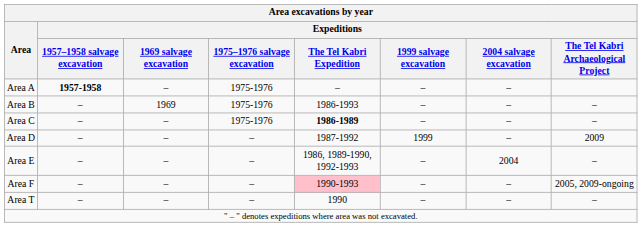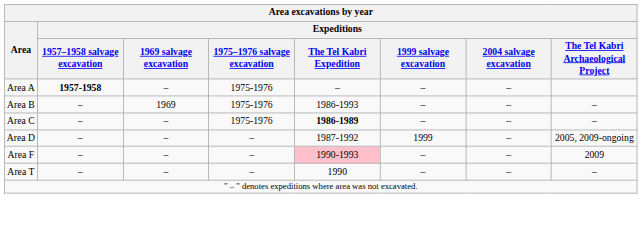(594, 138) 2009 -> (594, 138) 2005, 2009-ongoing
- row: (21, 161)
(594, 184) 2005, 2009-ongoing -> (594, 155) 2009
